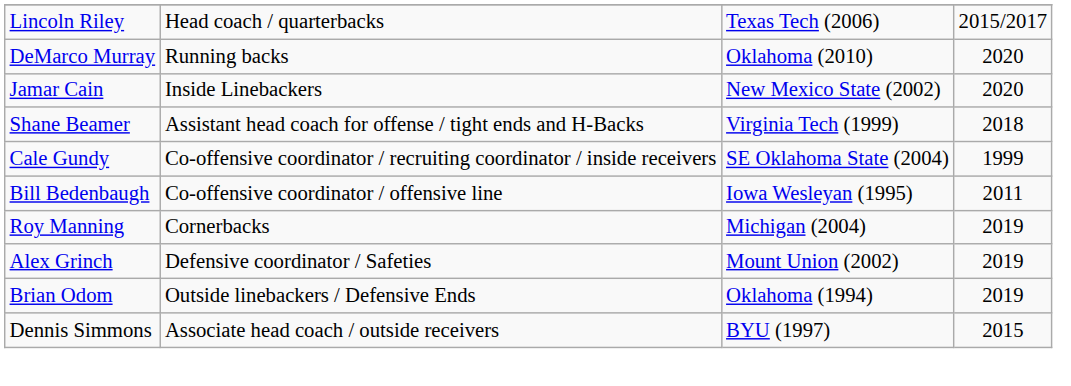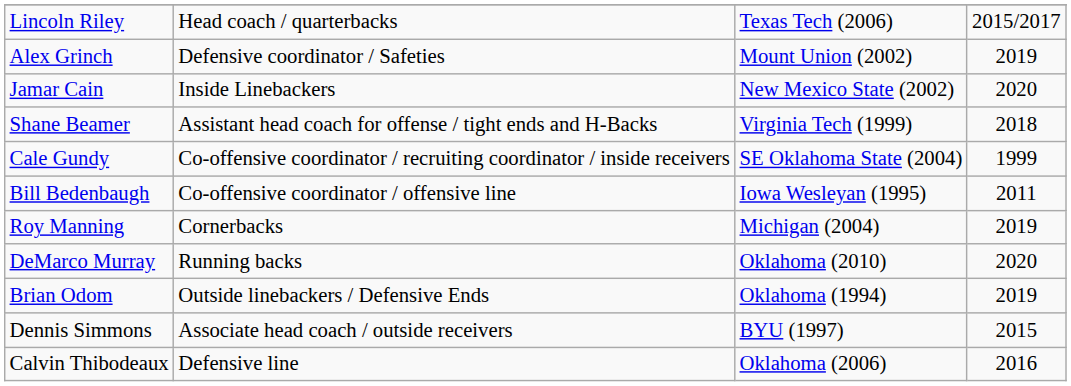rows swapped: (61, 261) <-> (82, 56)
+ row: (89, 363)
